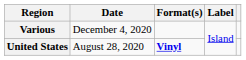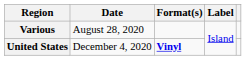(112, 30) December 4, 2020 -> (108, 30) August 28, 2020
(108, 47) August 28, 2020 -> (112, 47) December 4, 2020
